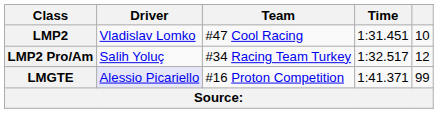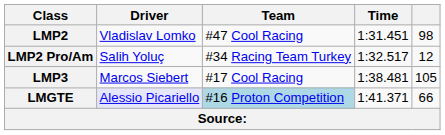(422, 35) 10 -> (426, 35) 98
+ row: (50, 77)
(275, 77) no background -> (275, 98) lightblue background
(422, 77) 99 -> (426, 98) 66
